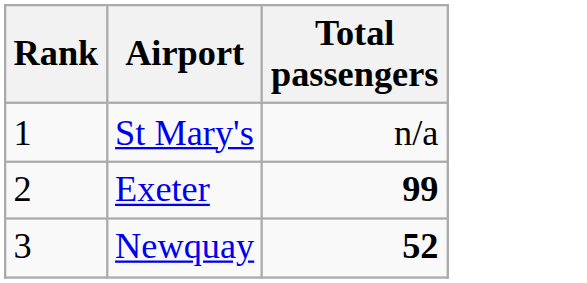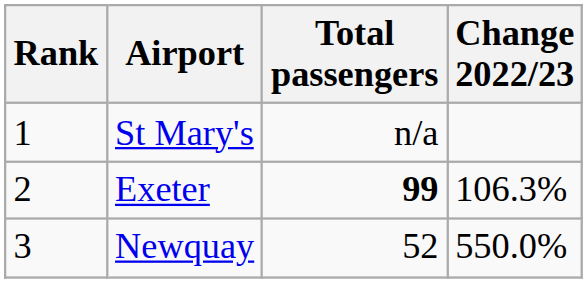+ column: (515, 53)
(420, 246) bold -> (420, 246) normal
